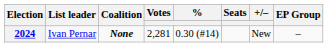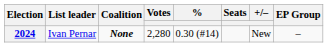(159, 34) 2,281 -> (159, 34) 2,280
